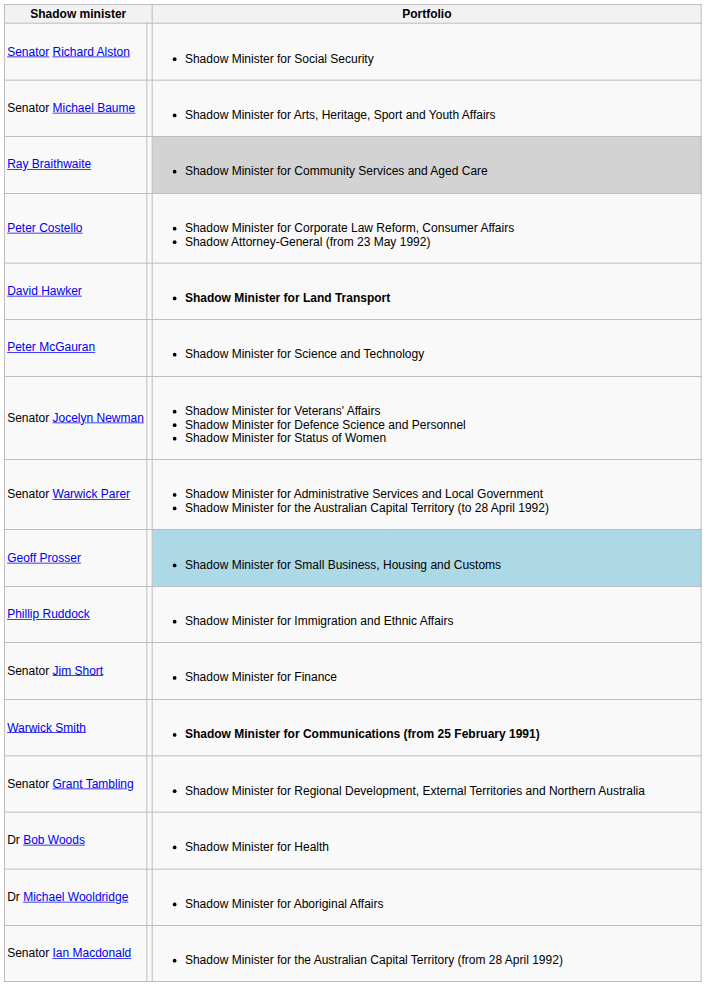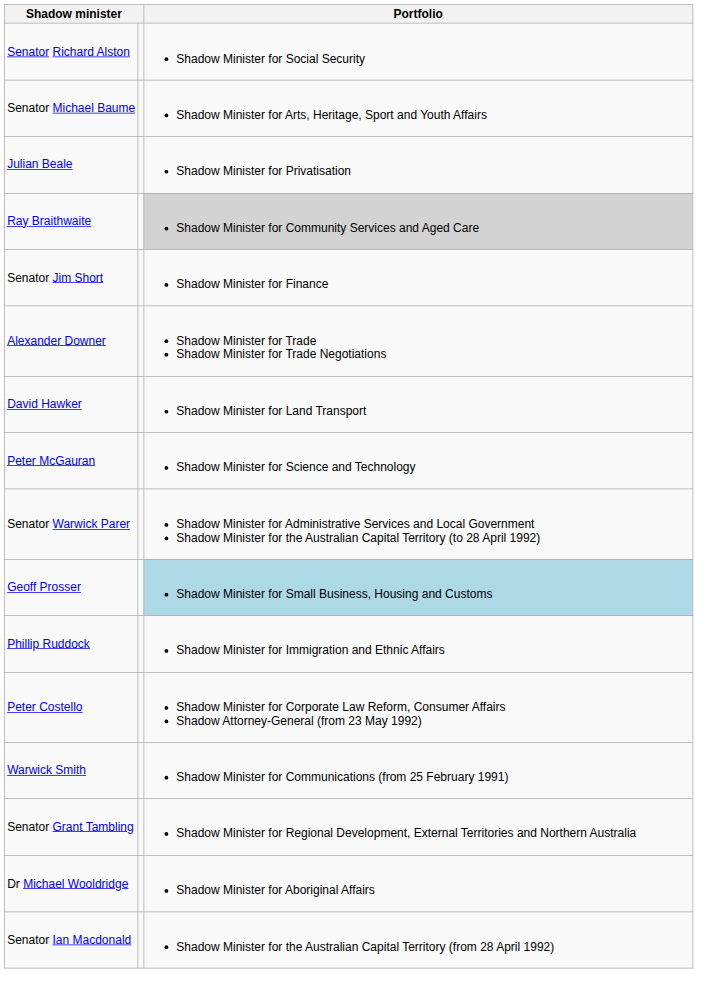+ row: (40, 164)
rows swapped: (45, 228) <-> (55, 671)
+ row: (56, 341)
(427, 298) bold -> (418, 411) normal
- row: (76, 417)
(427, 734) bold -> (418, 777) normal
- row: (46, 840)
